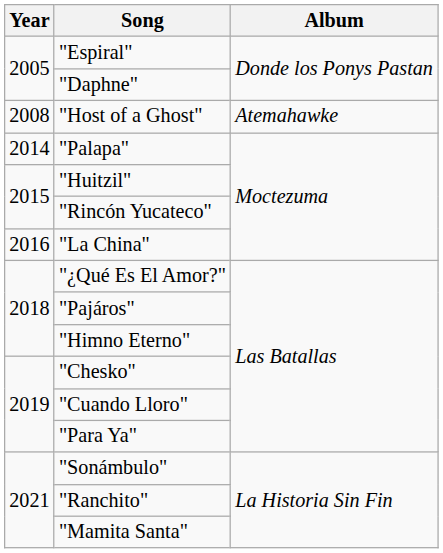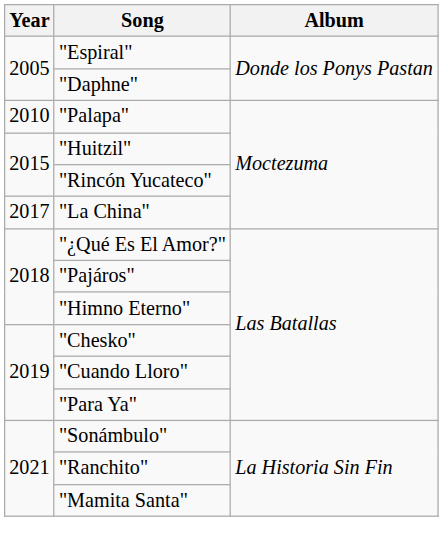- row: (131, 116)
(29, 148) 2014 -> (29, 116) 2010
(29, 244) 2016 -> (29, 212) 2017
